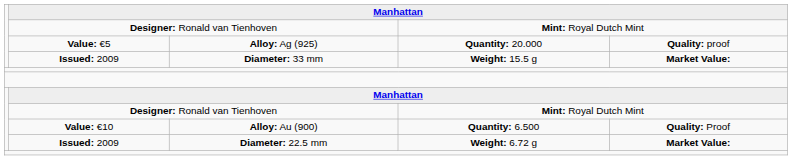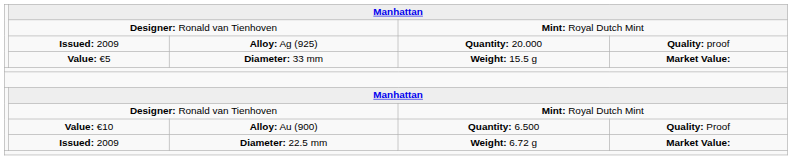(89, 43) Value: €5 -> (89, 43) Issued: 2009
(89, 59) Issued: 2009 -> (89, 59) Value: €5
